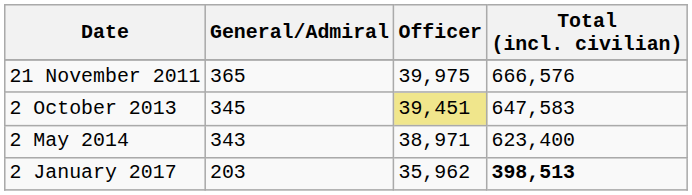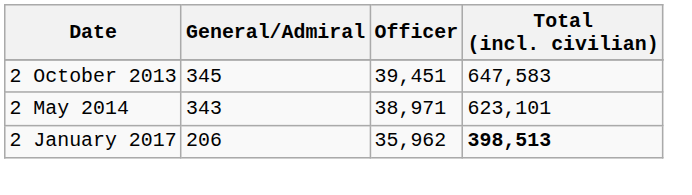- row: (105, 76)
(434, 109) khaki background -> (410, 76) no background
(533, 141) 623,400 -> (509, 109) 623,101
(228, 174) 203 -> (204, 141) 206
